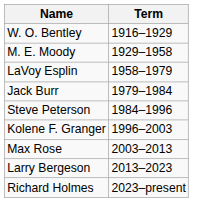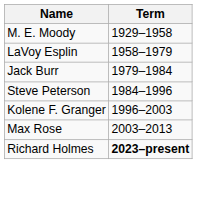- row: (44, 33)
- row: (49, 168)
(149, 187) normal -> (150, 149) bold
